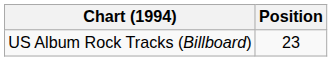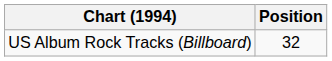(291, 42) 23 -> (291, 42) 32
